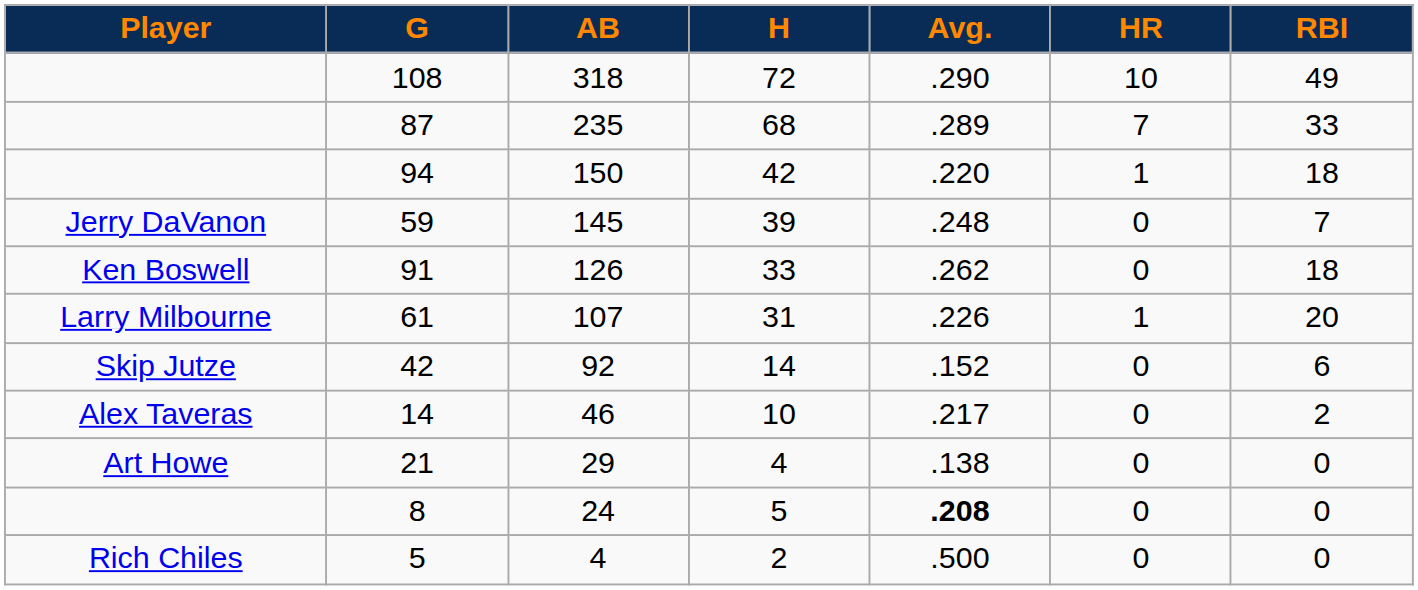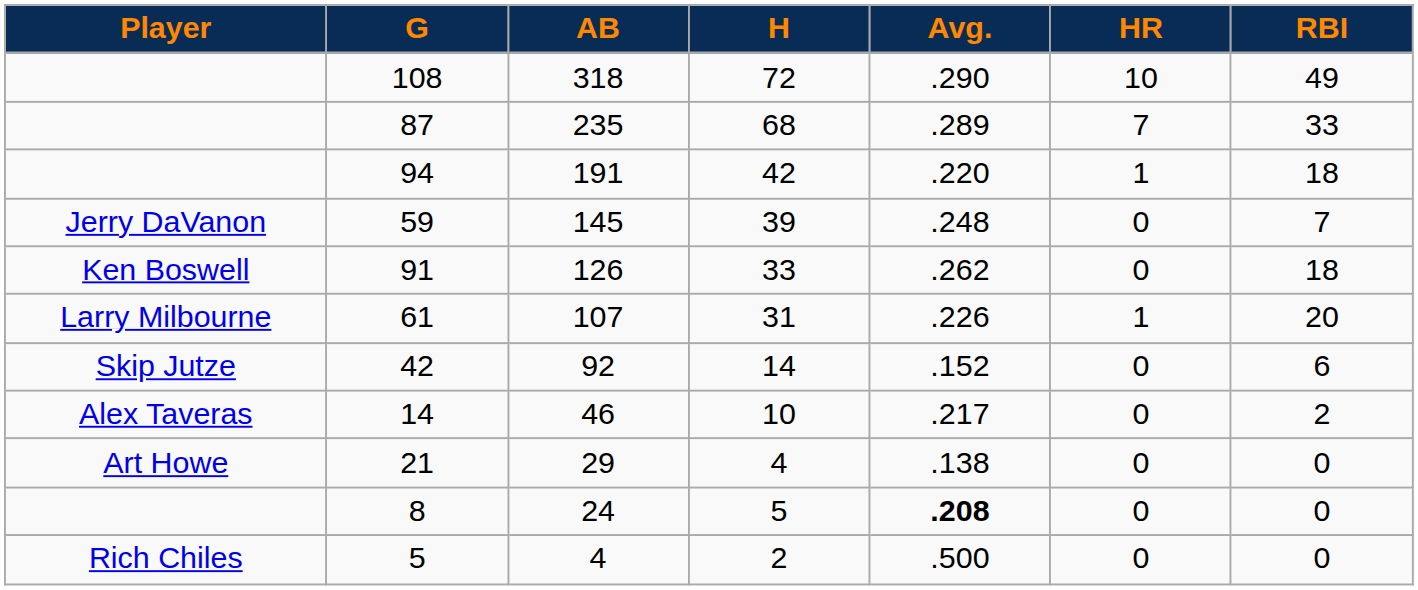(598, 173) 150 -> (598, 173) 191
